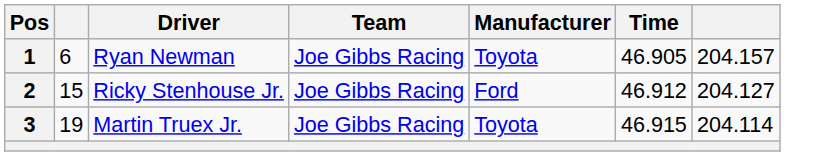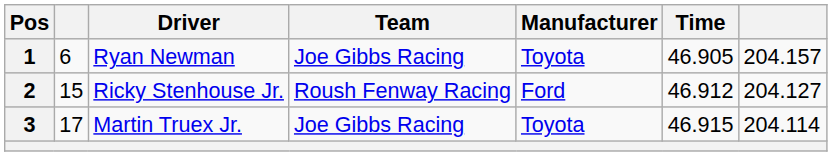(379, 90) Joe Gibbs Racing -> (402, 90) Roush Fenway Racing
(71, 124) 19 -> (71, 124) 17
